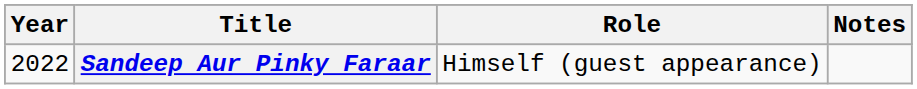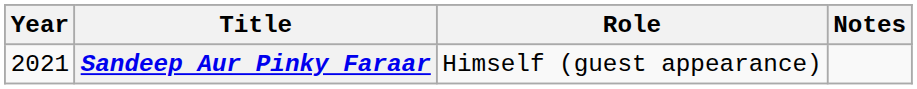(40, 64) 2022 -> (40, 64) 2021
